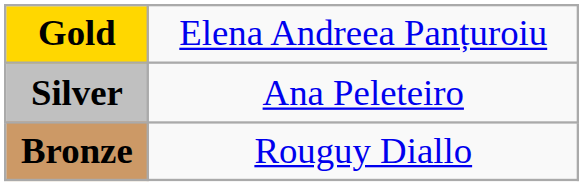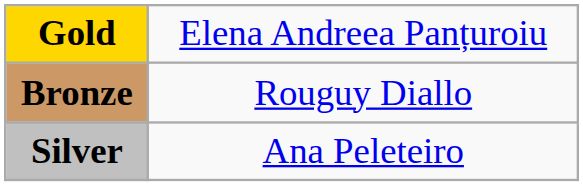rows swapped: (77, 92) <-> (77, 150)
